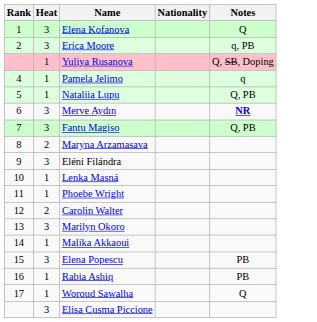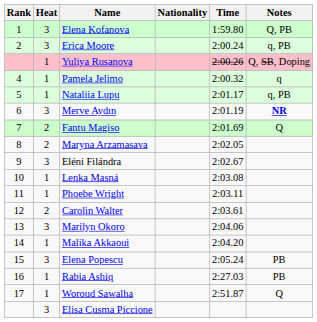+ column: (228, 12)
(243, 29) Q -> (279, 29) Q, PB
(243, 95) Q, PB -> (279, 95) q, PB
(46, 128) 3 -> (46, 128) 2
(243, 128) Q, PB -> (279, 128) Q
